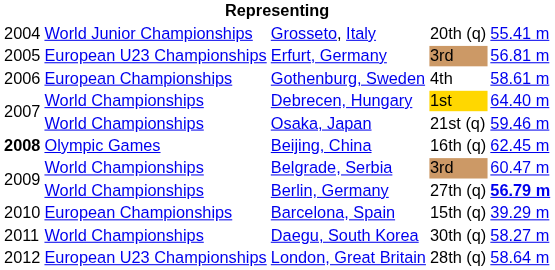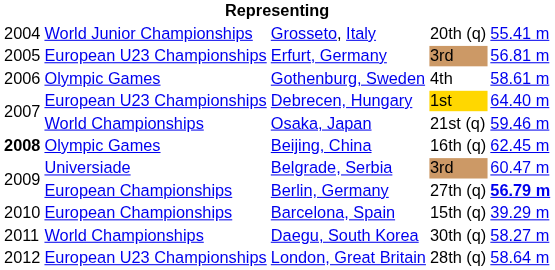(138, 78) European Championships -> (102, 78) Olympic Games
(124, 100) World Championships -> (156, 100) European U23 Championships
(124, 168) World Championships -> (88, 168) Universiade
(124, 190) World Championships -> (138, 190) European Championships
